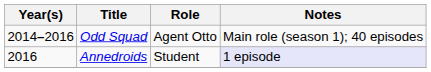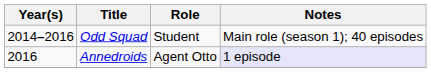(185, 36) Agent Otto -> (176, 36) Student
(176, 57) Student -> (185, 57) Agent Otto
